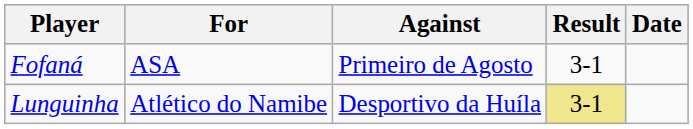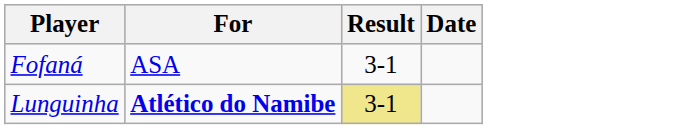- column: (440, 24)
(229, 103) normal -> (233, 103) bold
